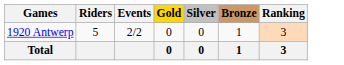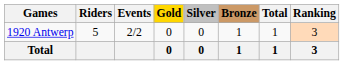+ column: (275, 13)
